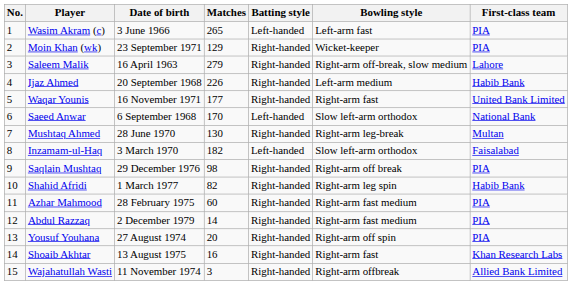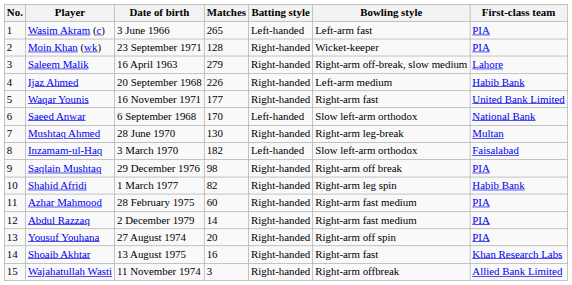(215, 47) 129 -> (215, 47) 128
